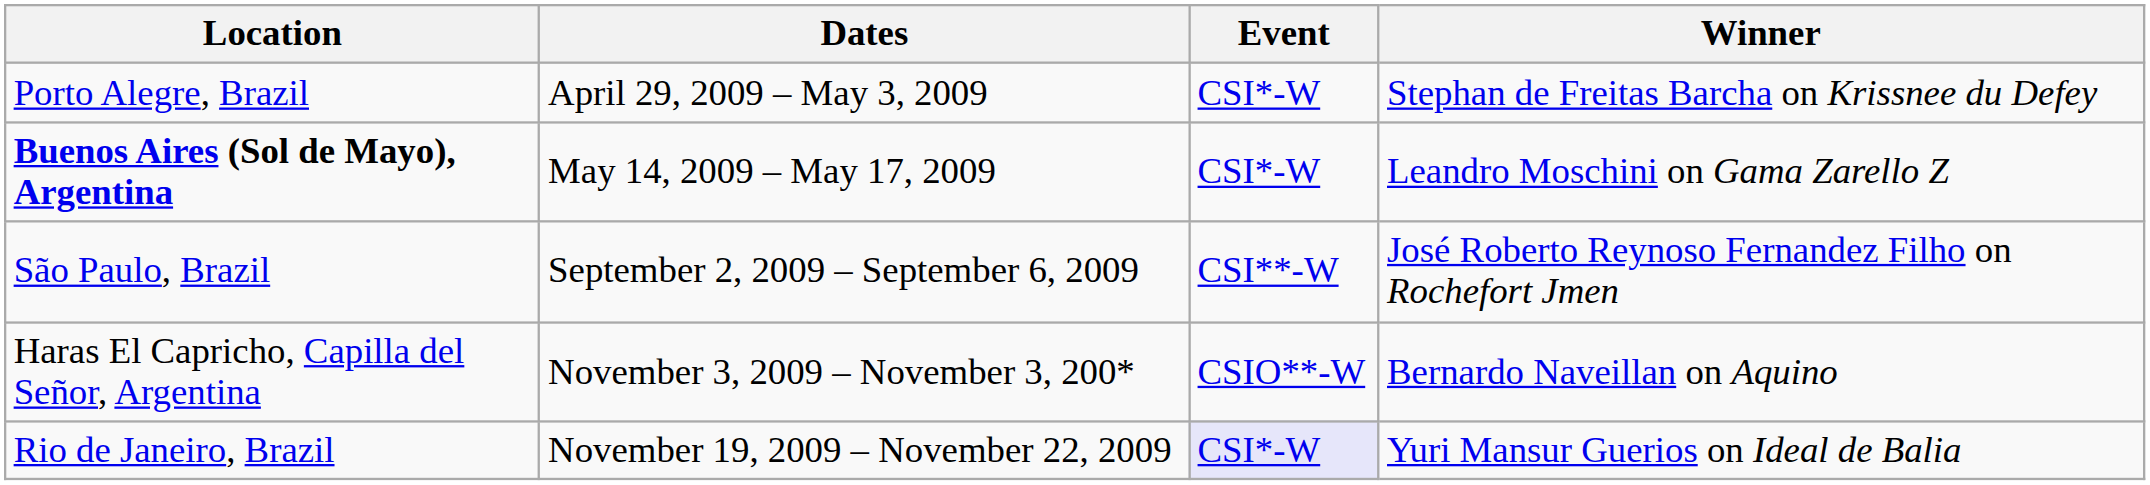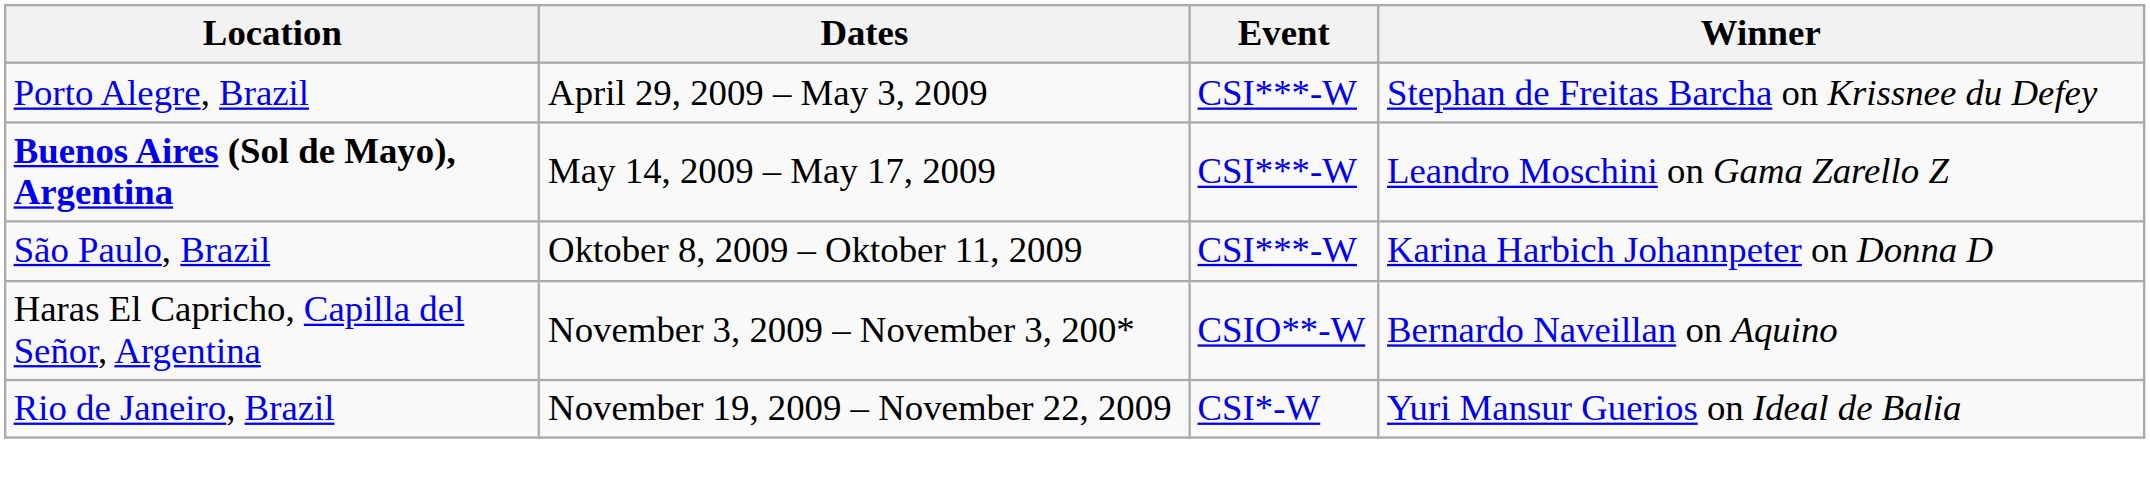(1259, 92) CSI*-W -> (1277, 92) CSI***-W
(1259, 171) CSI*-W -> (1277, 171) CSI***-W
- row: (843, 270)
+ row: (815, 250)
(1259, 449) lavender background -> (1259, 408) no background
